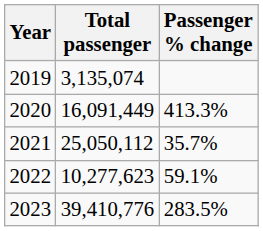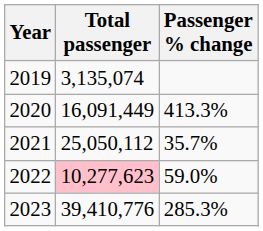(107, 176) no background -> (107, 176) pink background
(191, 176) 59.1% -> (191, 176) 59.0%
(196, 209) 283.5% -> (196, 209) 285.3%
